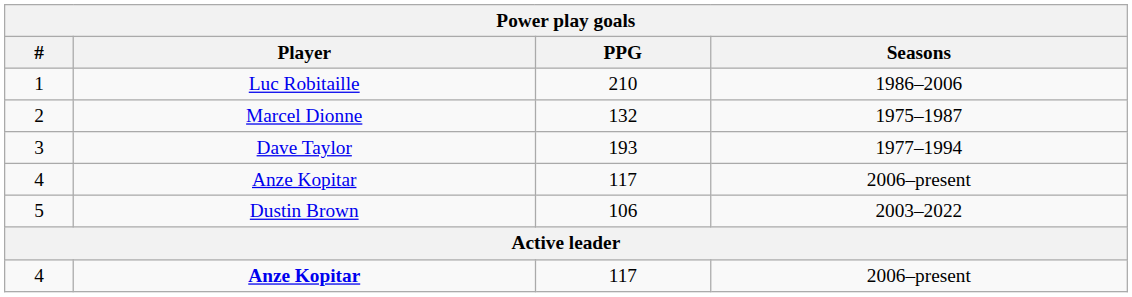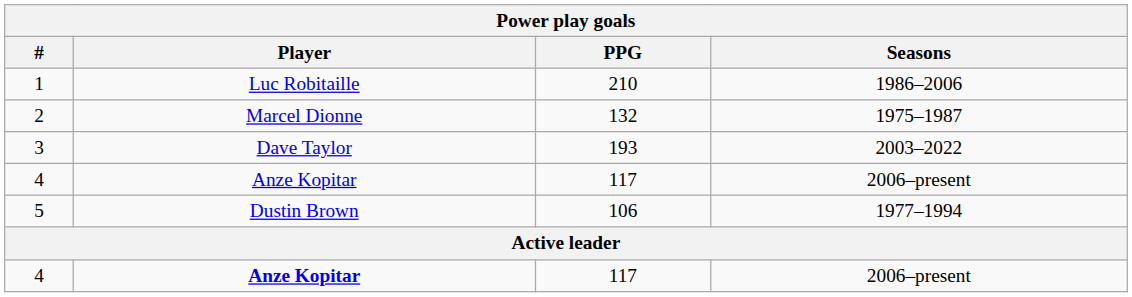(919, 147) 1977–1994 -> (919, 147) 2003–2022
(919, 211) 2003–2022 -> (919, 211) 1977–1994
